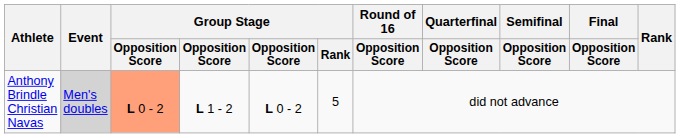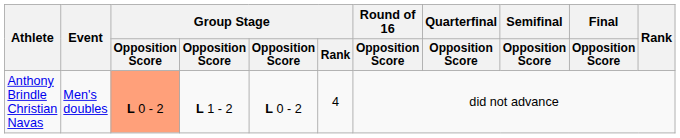(86, 102) lightgrey background -> (86, 102) no background
(336, 102) 5 -> (336, 102) 4
